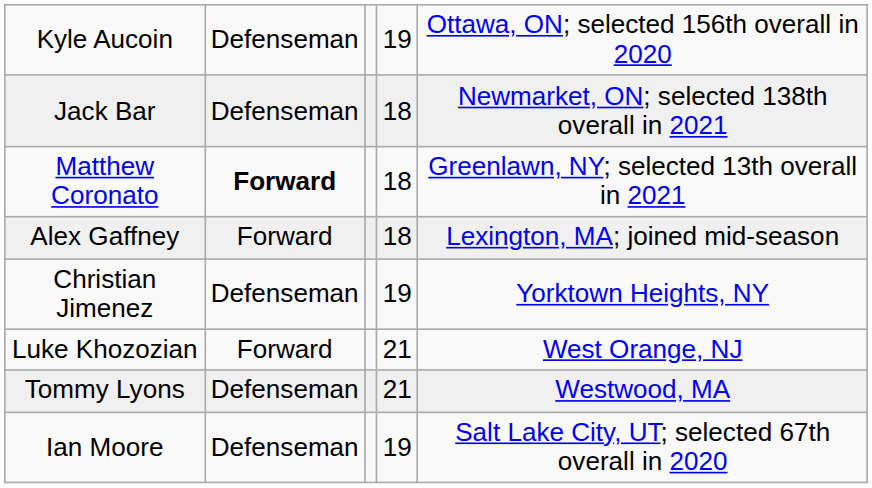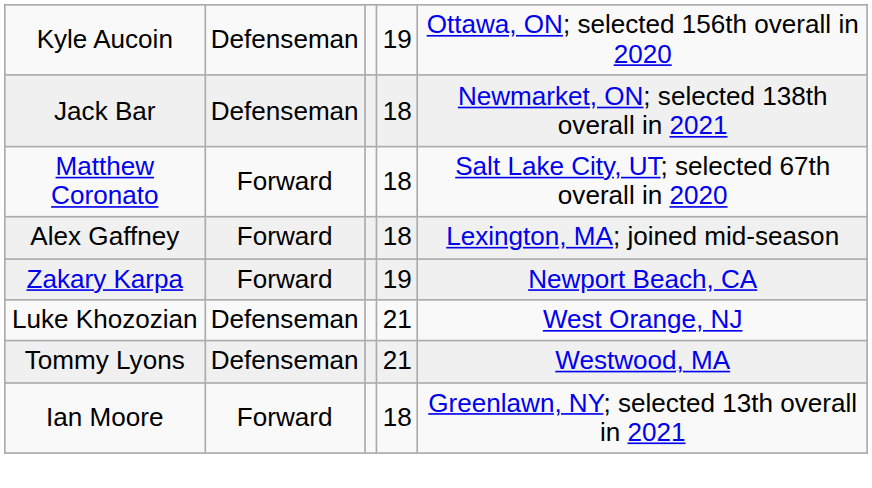(285, 181) bold -> (285, 181) normal
(643, 181) Greenlawn, NY; selected 13th overall in 2021 -> (643, 181) Salt Lake City, UT; selected 67th overall in 2020
- row: (105, 293)
+ row: (105, 278)
(285, 349) Forward -> (285, 320) Defenseman
(285, 446) Defenseman -> (285, 417) Forward
(397, 446) 19 -> (397, 417) 18
(643, 446) Salt Lake City, UT; selected 67th overall in 2020 -> (643, 417) Greenlawn, NY; selected 13th overall in 2021
